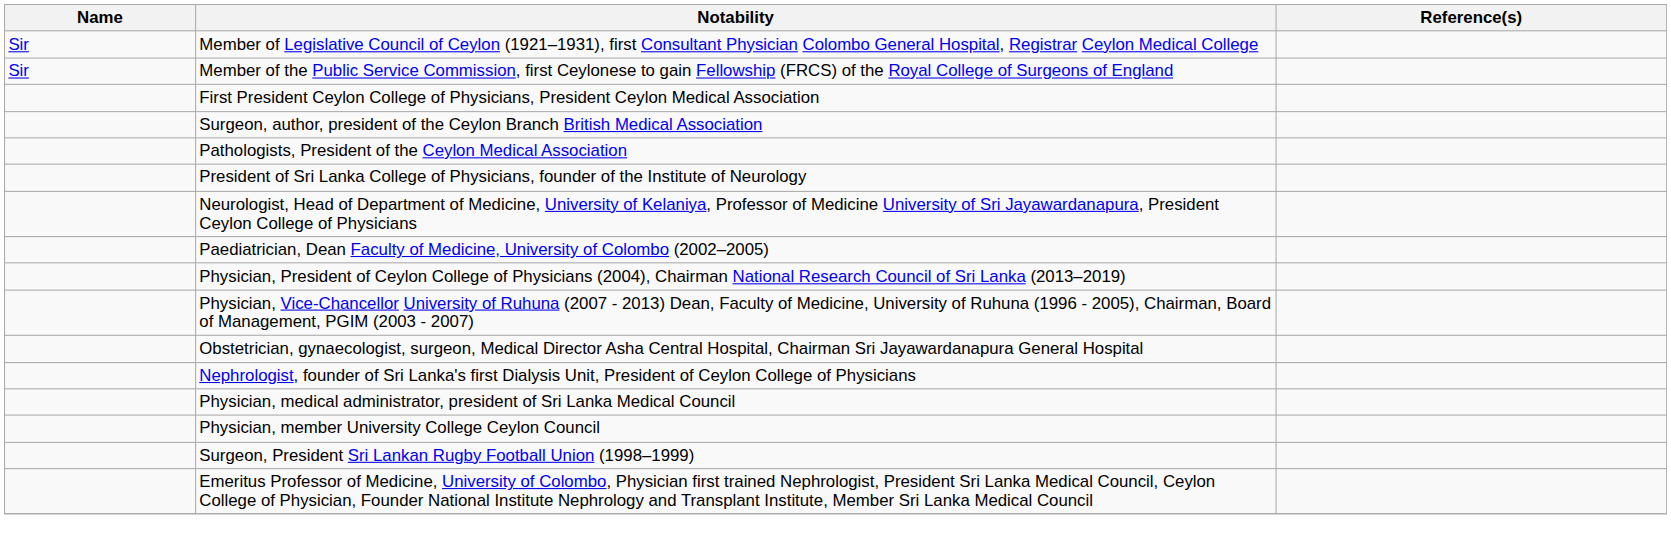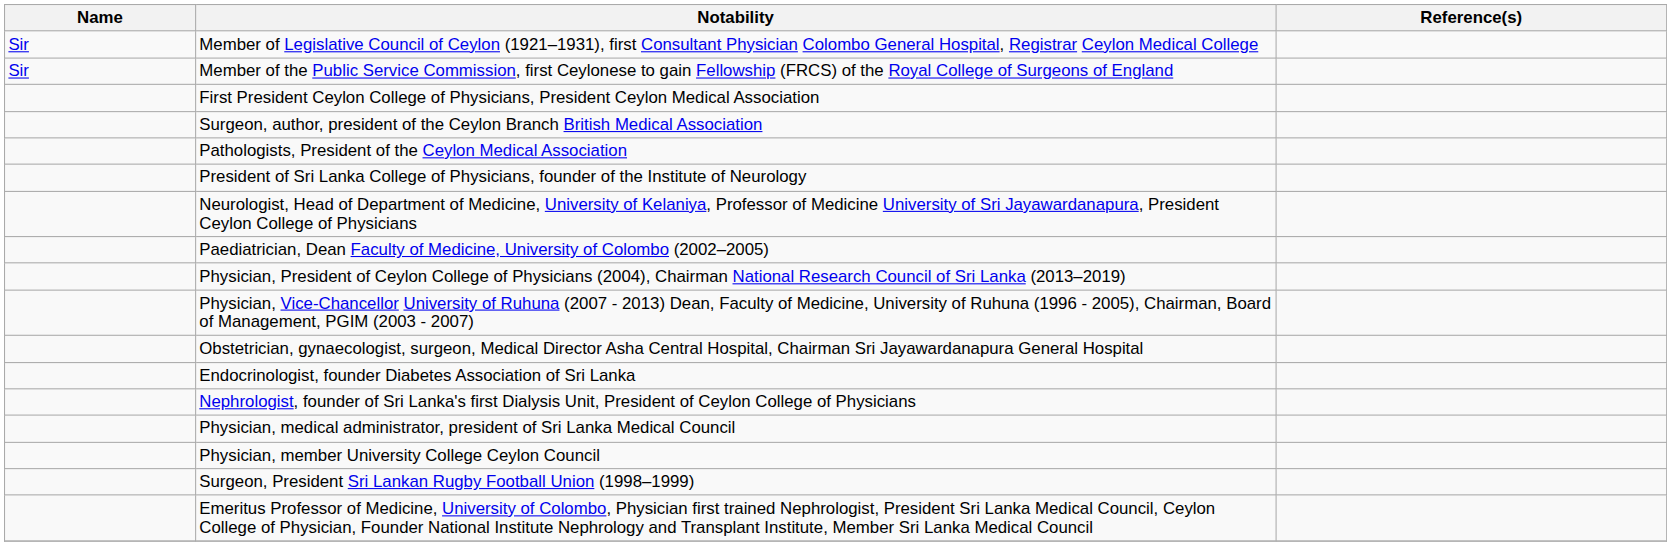+ row: (417, 375)
